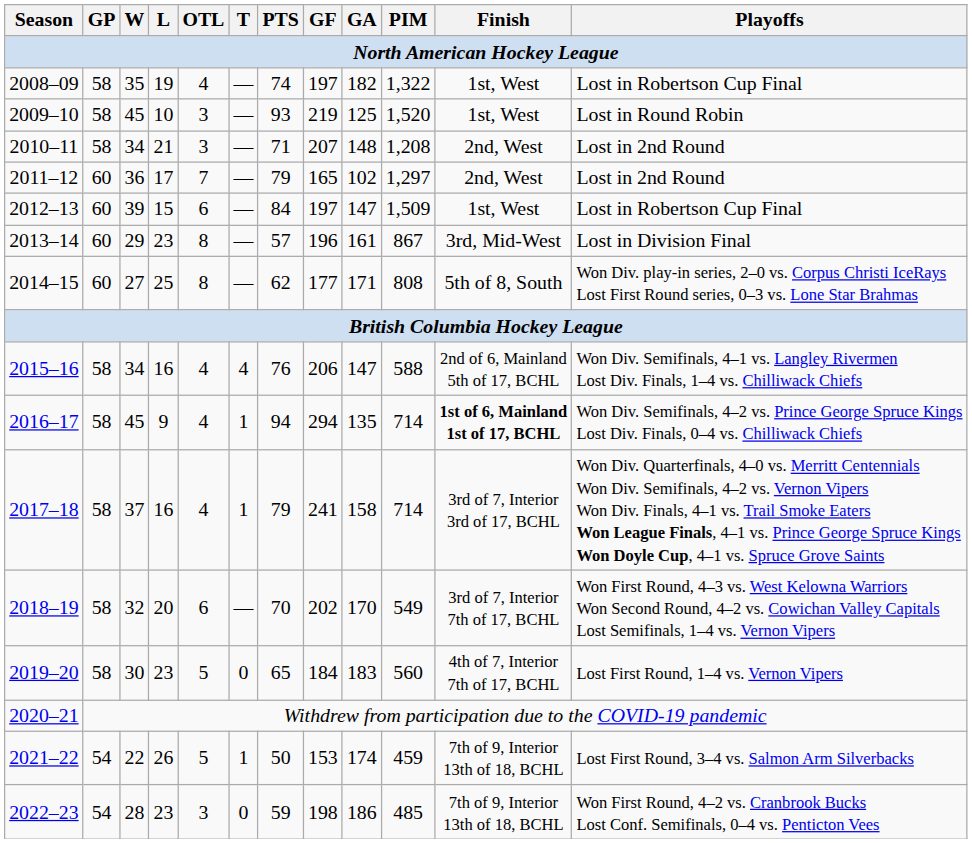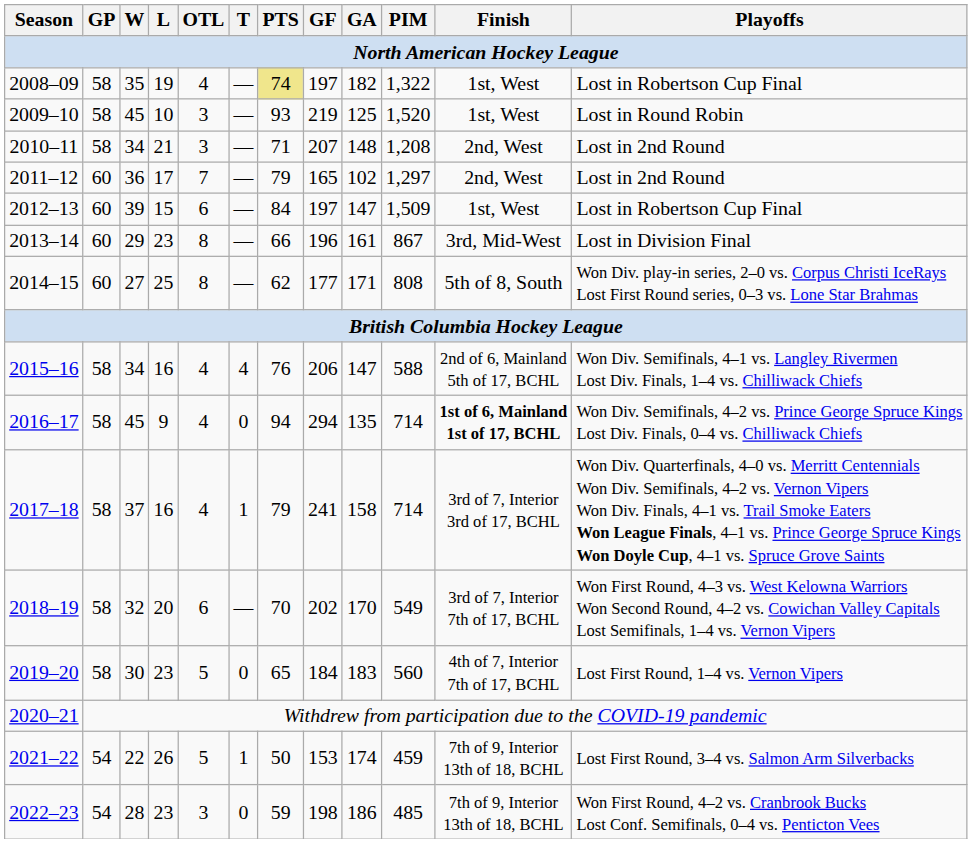(281, 83) no background -> (281, 83) khaki background
(281, 240) 57 -> (281, 240) 66
(243, 422) 1 -> (243, 422) 0
